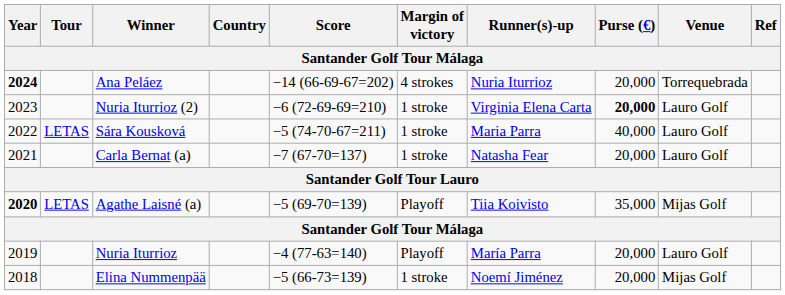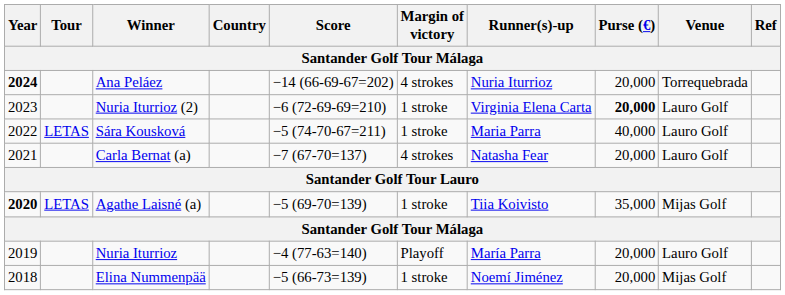(424, 155) 1 stroke -> (427, 155) 4 strokes
(422, 204) Playoff -> (424, 204) 1 stroke
